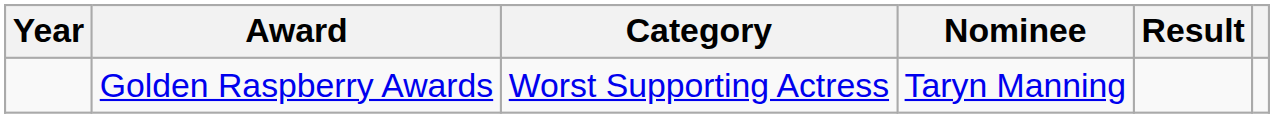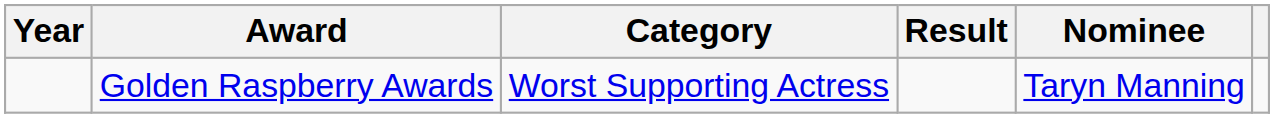columns swapped: (1015, 31) <-> (1193, 31)
